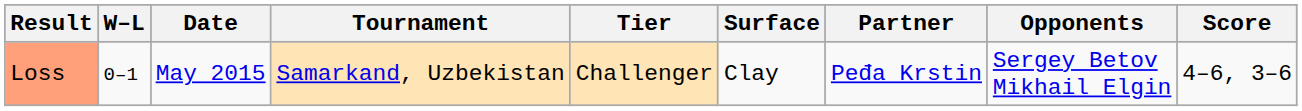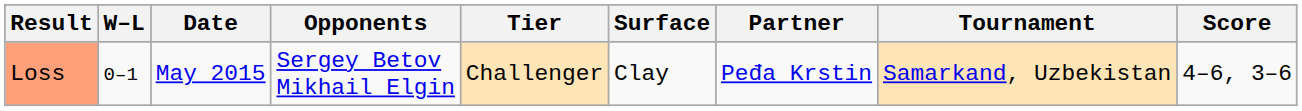columns swapped: (421, 24) <-> (1082, 24)
